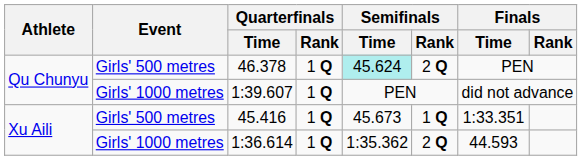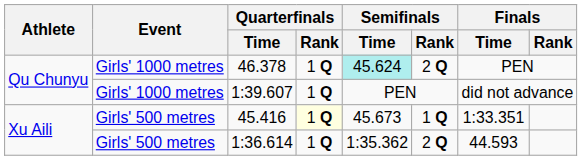(155, 68) Girls' 500 metres -> (160, 68) Girls' 1000 metres
(320, 118) no background -> (320, 118) lightyellow background
(160, 143) Girls' 1000 metres -> (155, 143) Girls' 500 metres
